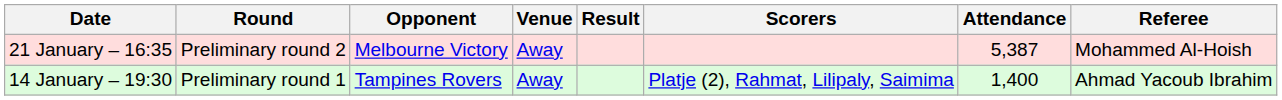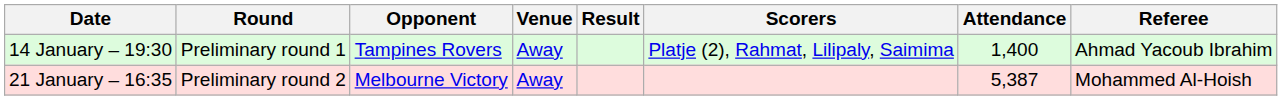rows swapped: (90, 79) <-> (90, 49)
